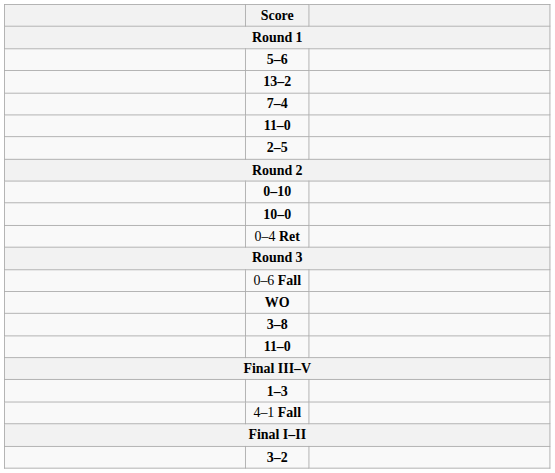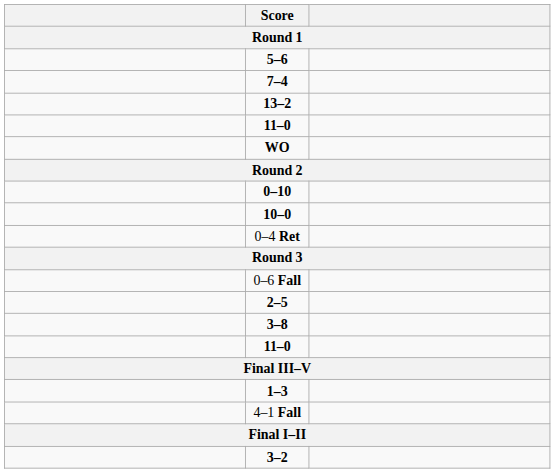rows swapped: (125, 104) <-> (125, 82)
rows swapped: (125, 148) <-> (125, 302)
